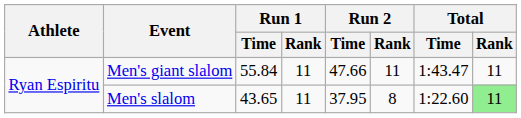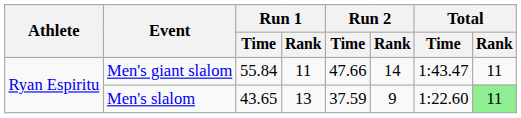(392, 71) 11 -> (392, 71) 14
(303, 99) 11 -> (303, 99) 13
(348, 99) 37.95 -> (348, 99) 37.59
(392, 99) 8 -> (392, 99) 9
